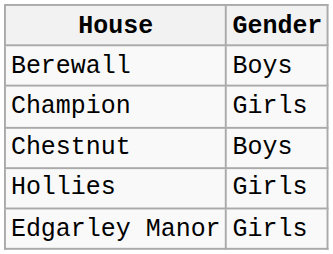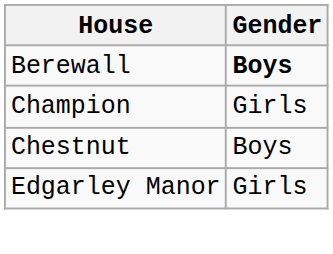(262, 66) normal -> (262, 66) bold
- row: (63, 188)
